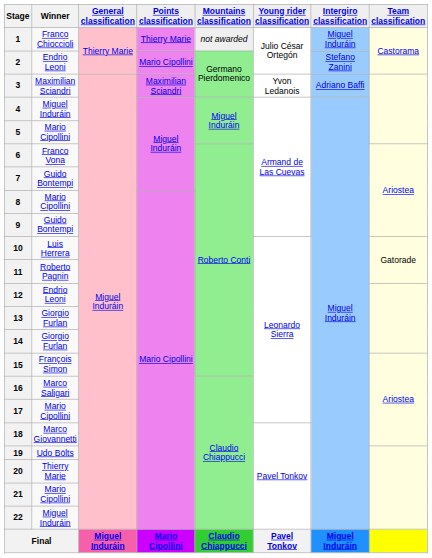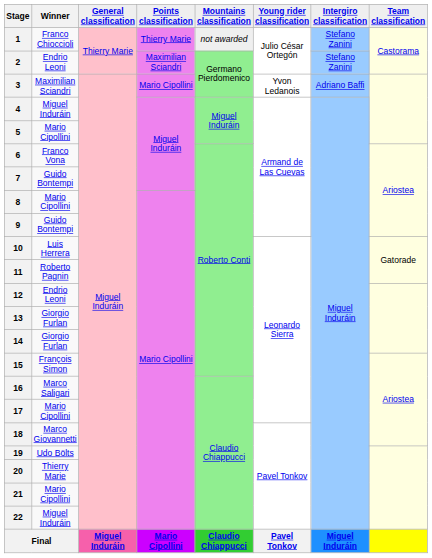(340, 40) Miguel Induráin -> (340, 40) Stefano Zanini
(166, 63) Mario Cipollini -> (166, 63) Maximilian Sciandri
(166, 86) Maximilian Sciandri -> (166, 86) Mario Cipollini
